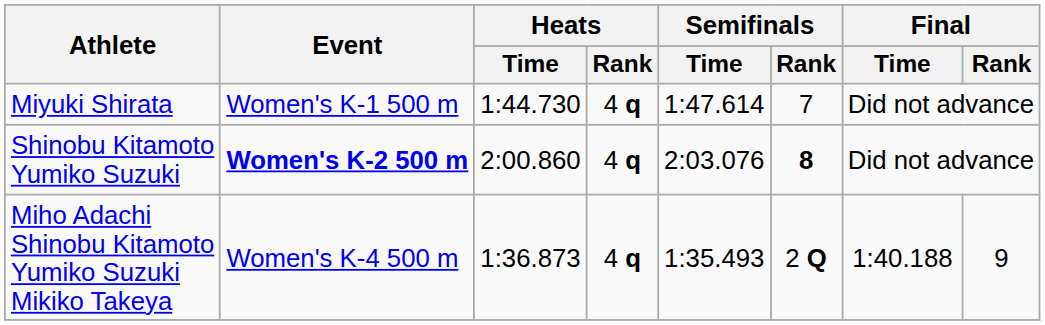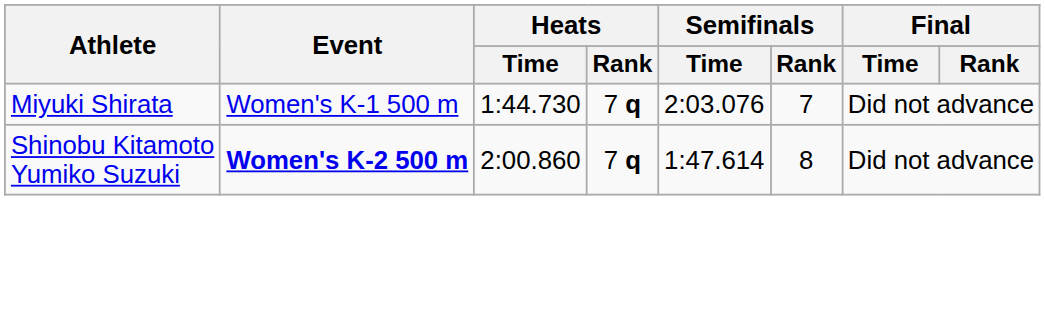(622, 105) 4 q -> (622, 105) 7 q
(714, 105) 1:47.614 -> (714, 105) 2:03.076
(622, 160) 4 q -> (622, 160) 7 q
(714, 160) 2:03.076 -> (714, 160) 1:47.614
(806, 160) bold -> (806, 160) normal
- row: (113, 258)
